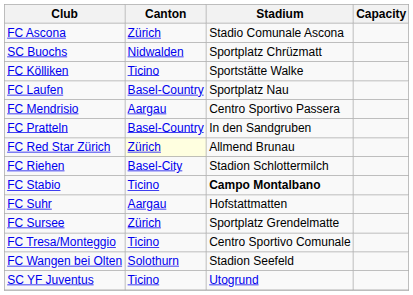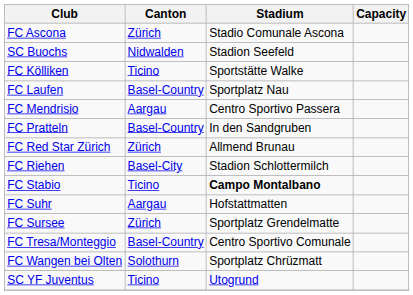(266, 52) Sportplatz Chrüzmatt -> (252, 52) Stadion Seefeld
(144, 147) lightyellow background -> (144, 147) no background
(143, 242) Ticino -> (166, 242) Basel-Country
(252, 261) Stadion Seefeld -> (266, 261) Sportplatz Chrüzmatt
